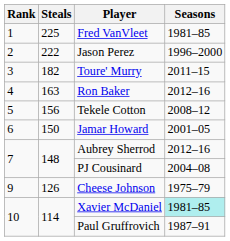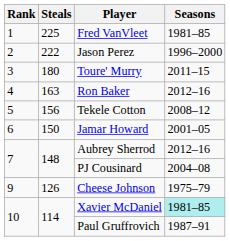(50, 71) 182 -> (50, 71) 180
